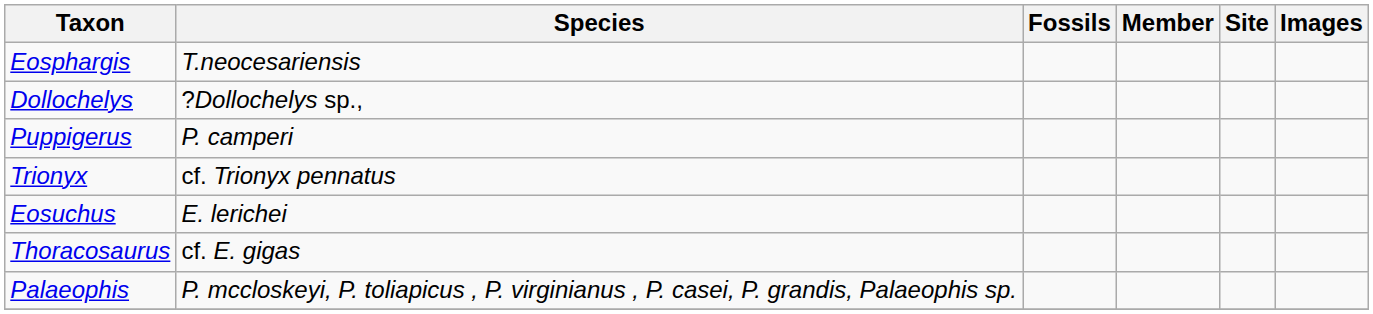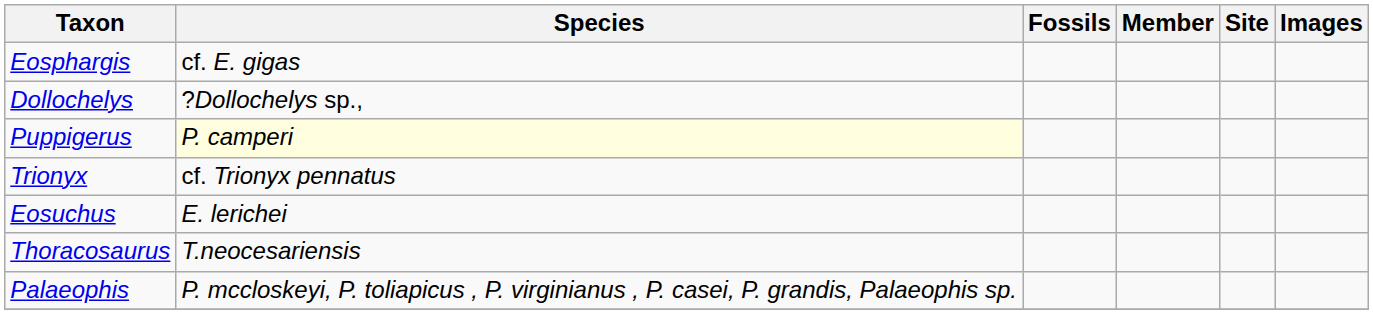(271, 61) T.neocesariensis -> (241, 61) cf. E. gigas
(237, 137) no background -> (237, 137) lightyellow background
(241, 251) cf. E. gigas -> (271, 251) T.neocesariensis
